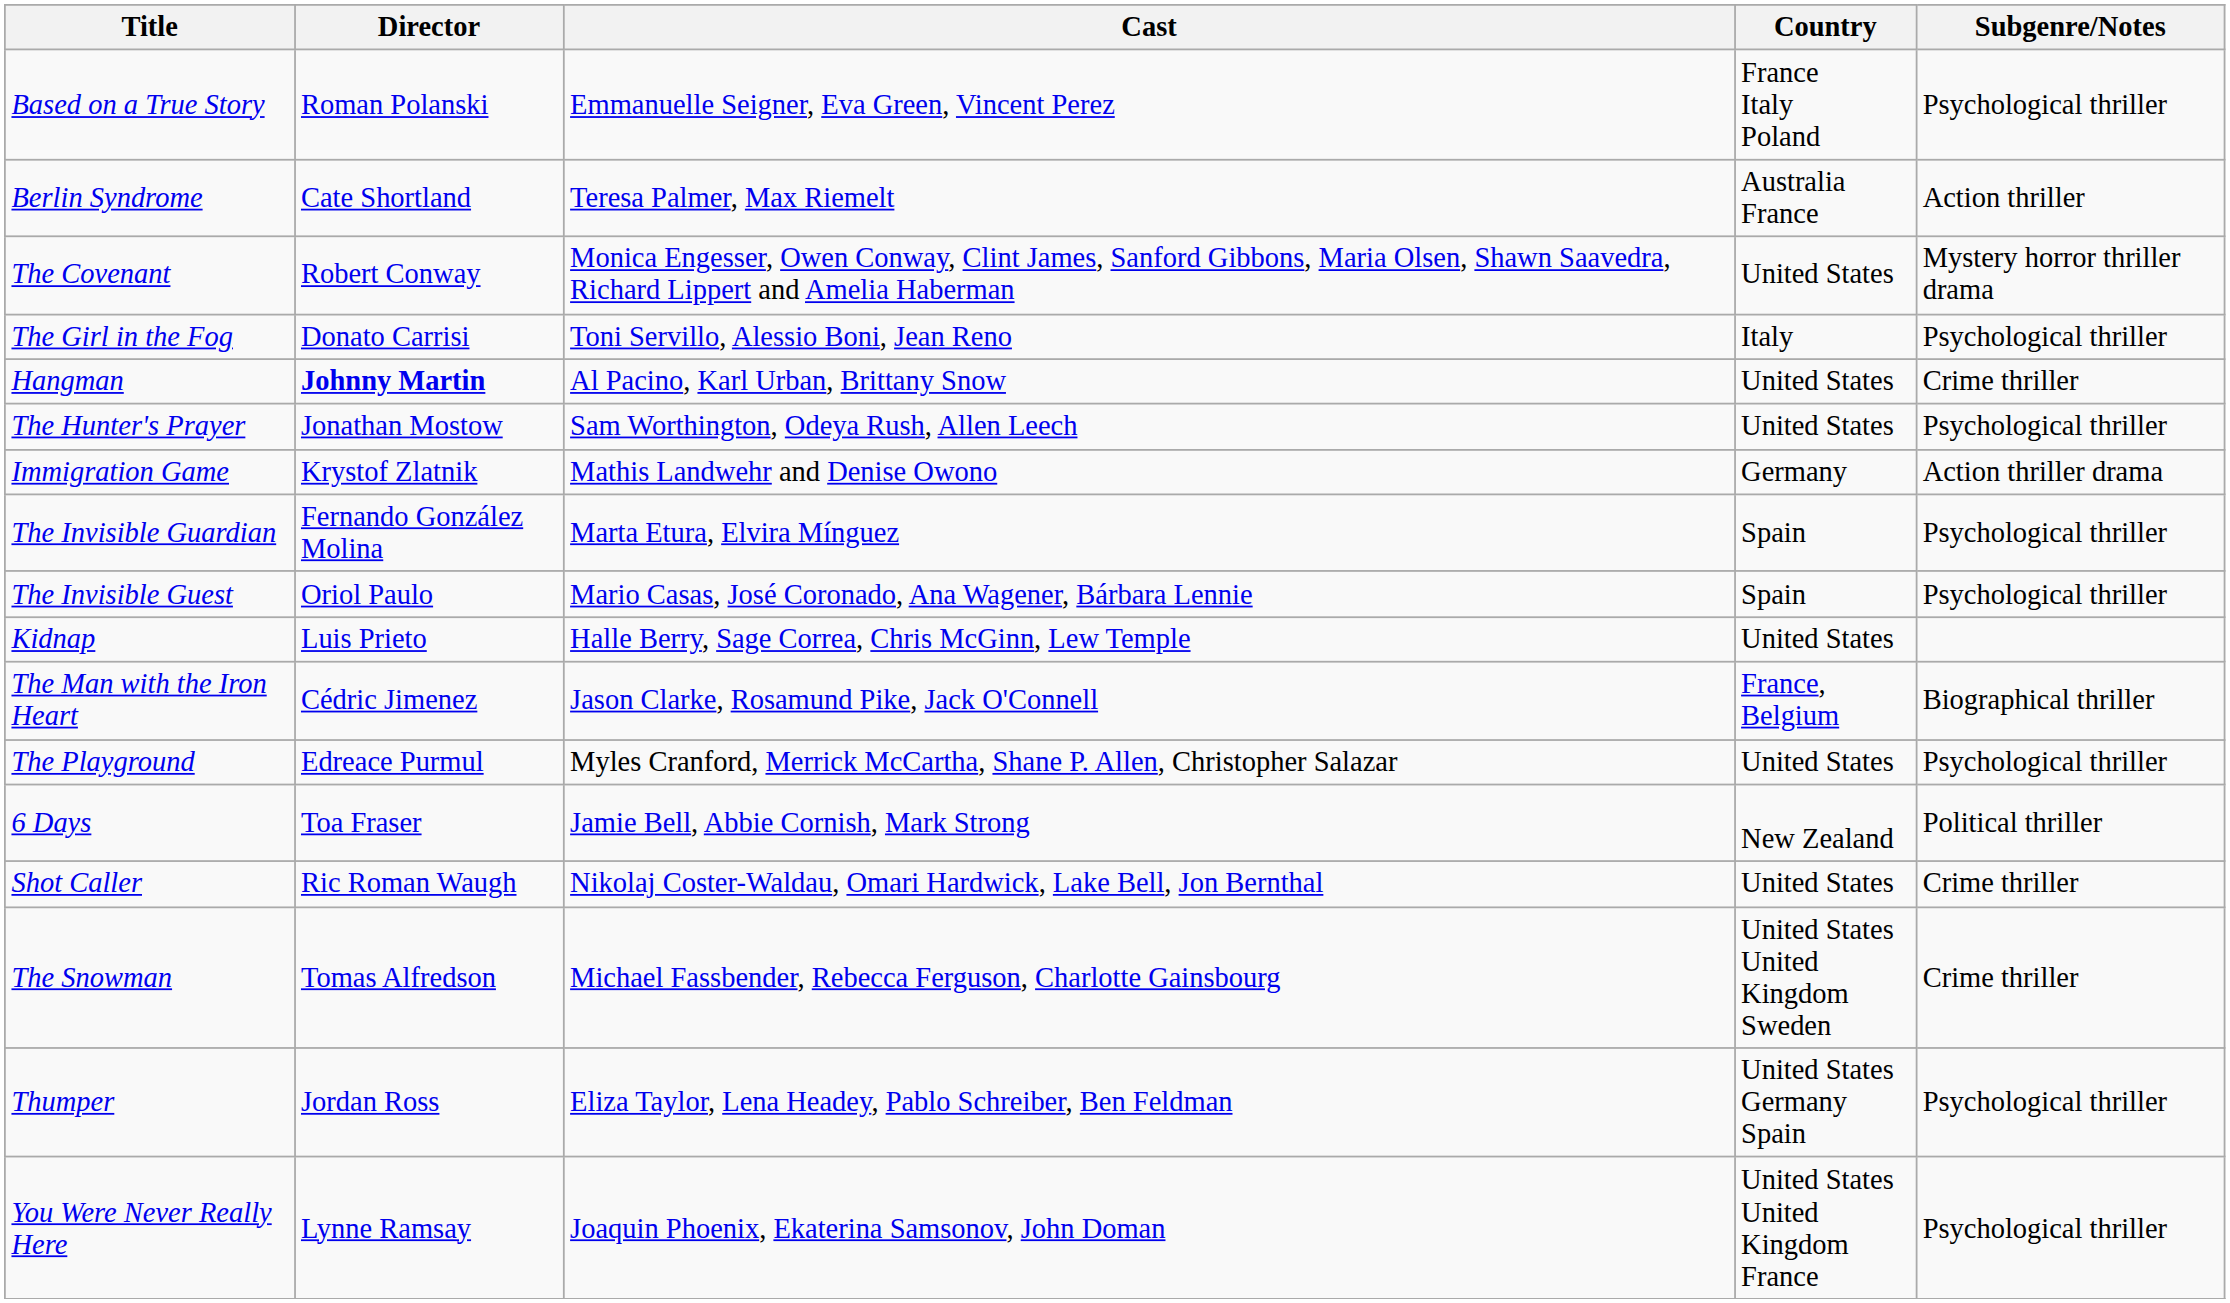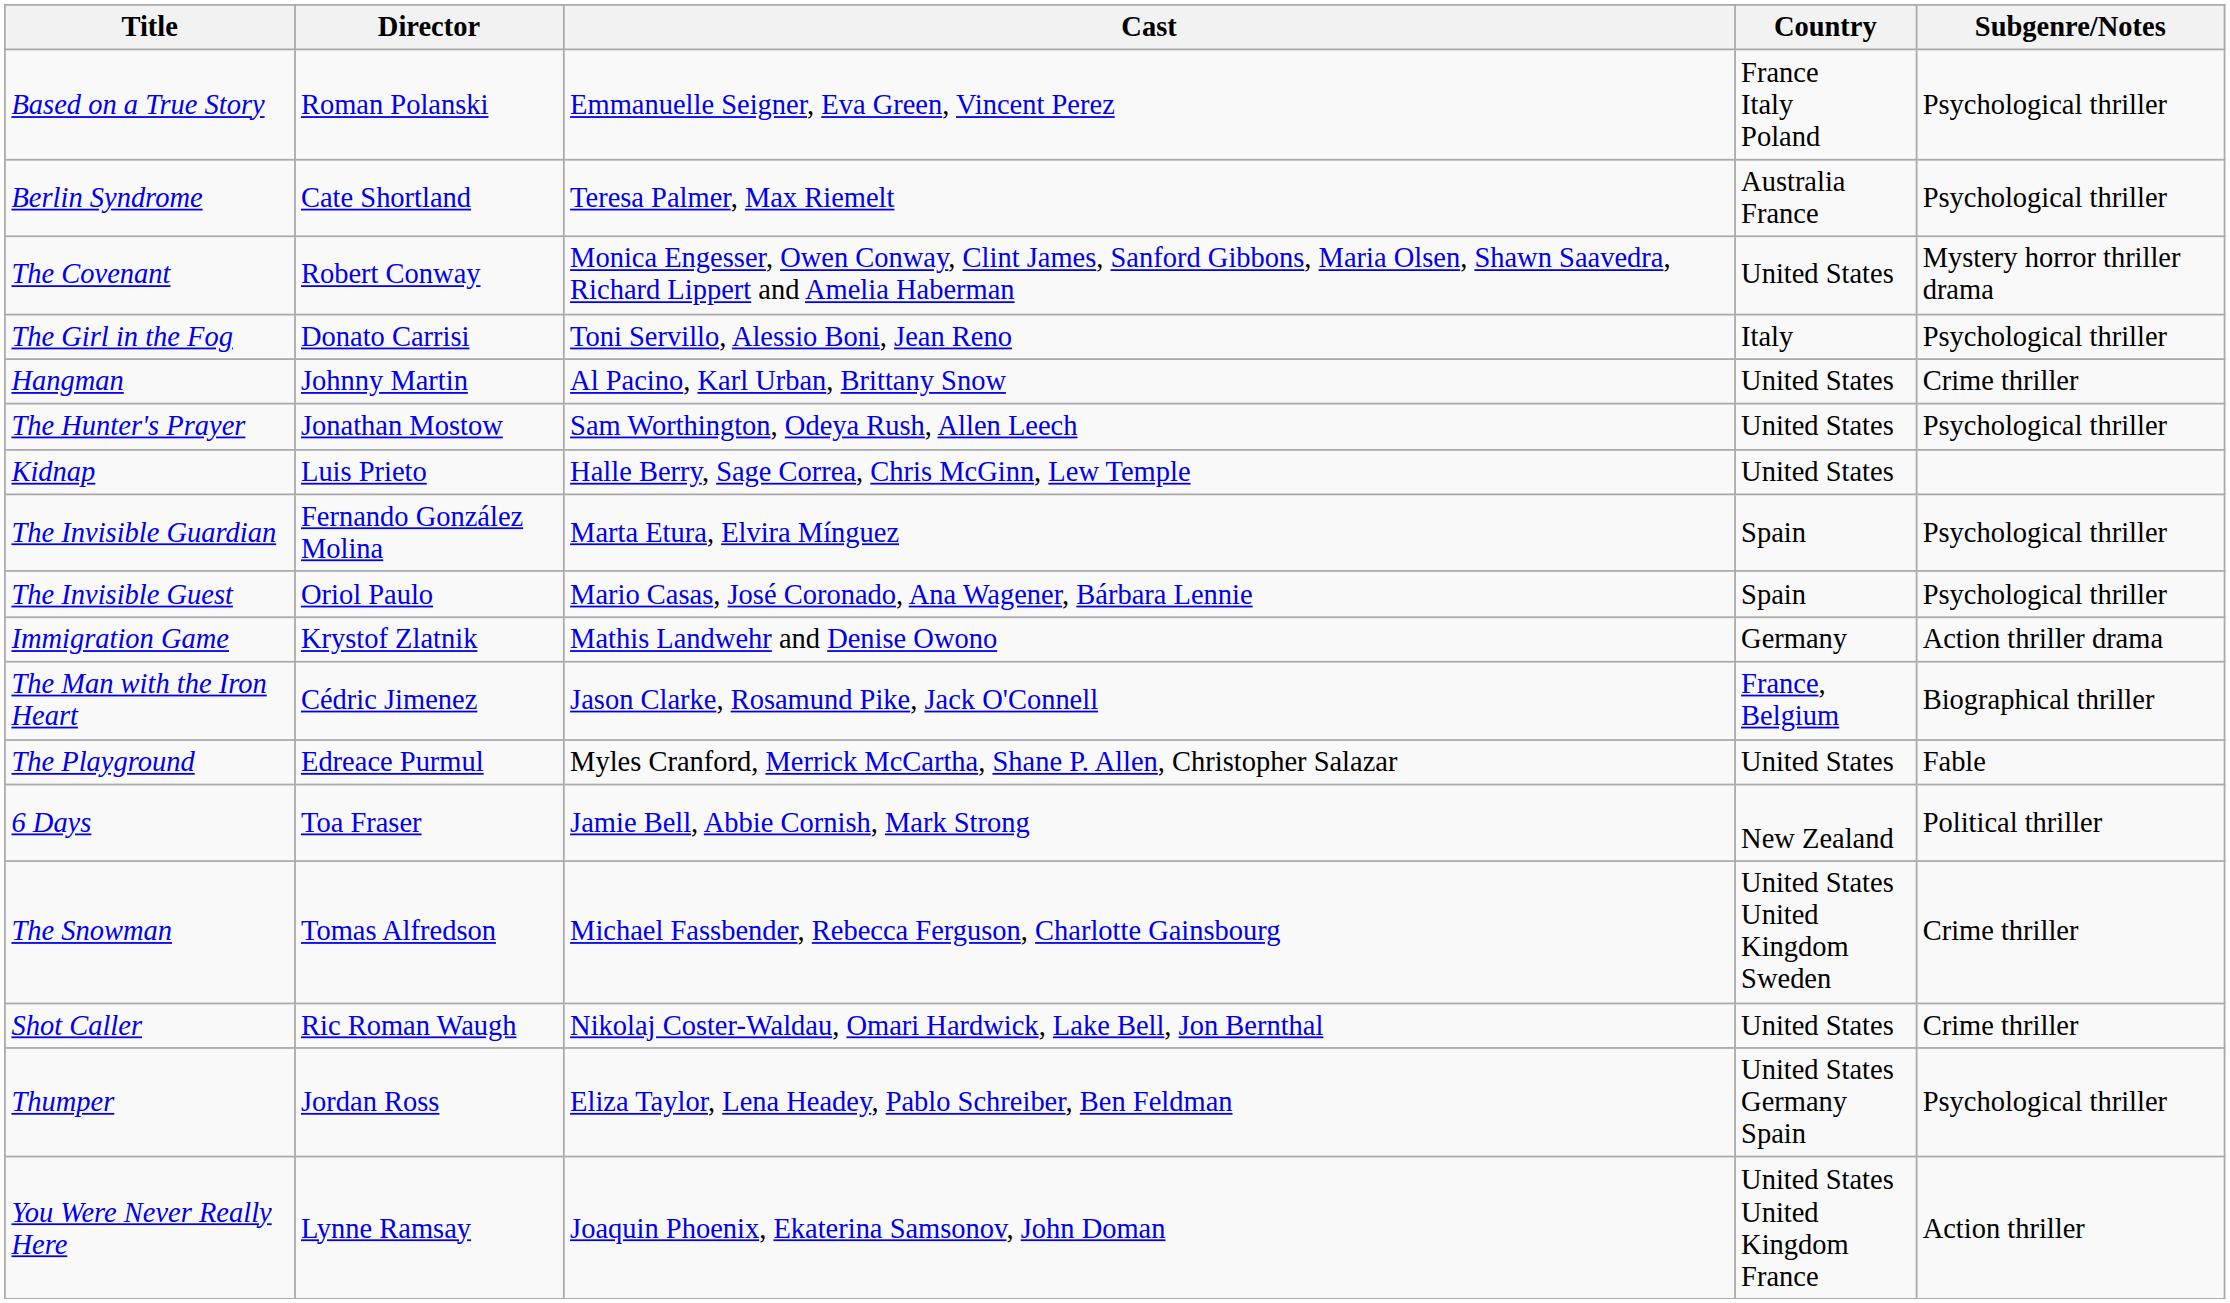(2004, 197) Action thriller -> (2045, 197) Psychological thriller
(393, 381) bold -> (384, 381) normal
rows swapped: (120, 471) <-> (53, 638)
(2045, 761) Psychological thriller -> (1954, 761) Fable
rows swapped: (77, 883) <-> (92, 976)
(2045, 1227) Psychological thriller -> (2004, 1227) Action thriller
